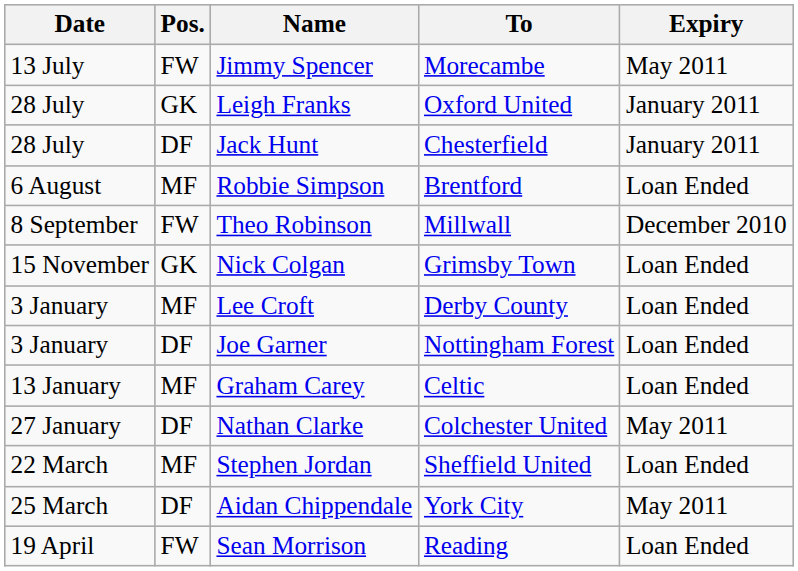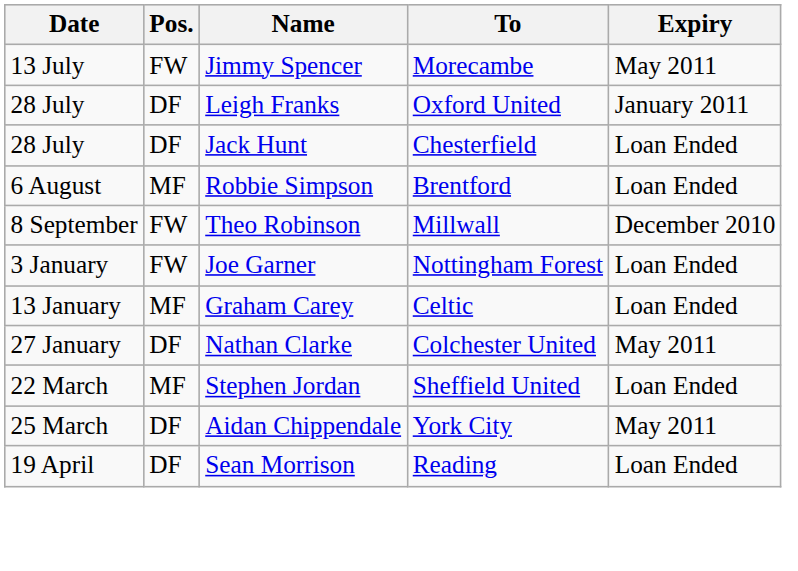(179, 104) GK -> (165, 104) DF
(693, 144) January 2011 -> (676, 144) Loan Ended
- row: (281, 265)
- row: (265, 305)
(177, 345) DF -> (168, 265) FW
(180, 545) FW -> (165, 465) DF
